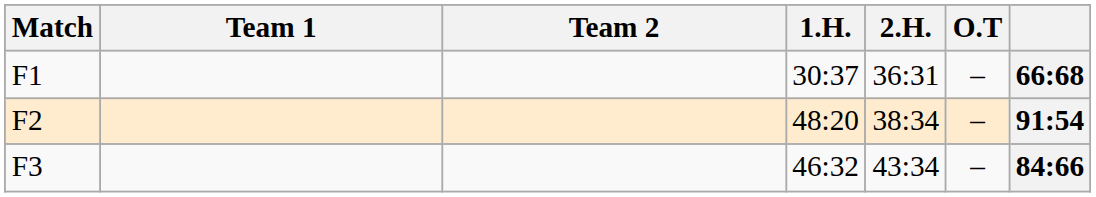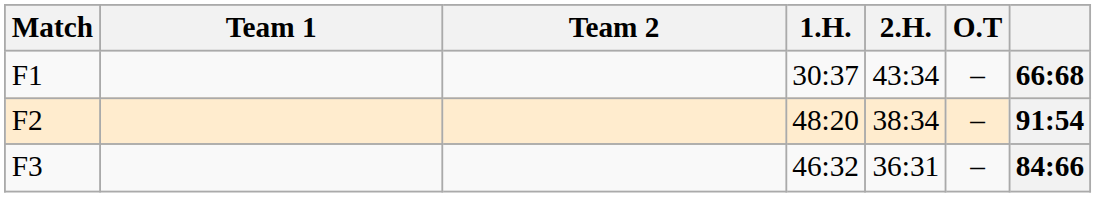(906, 74) 36:31 -> (906, 74) 43:34
(906, 167) 43:34 -> (906, 167) 36:31
